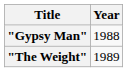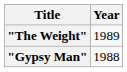rows swapped: (47, 35) <-> (47, 56)
